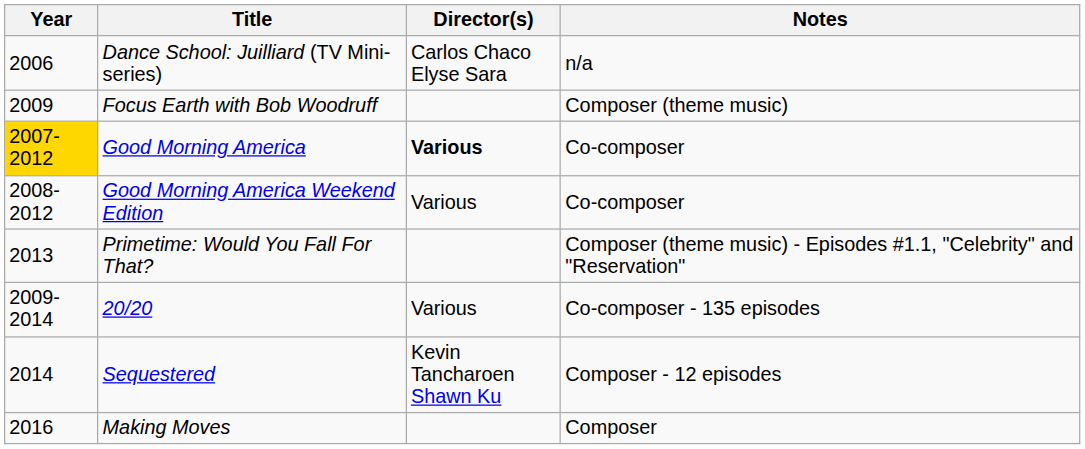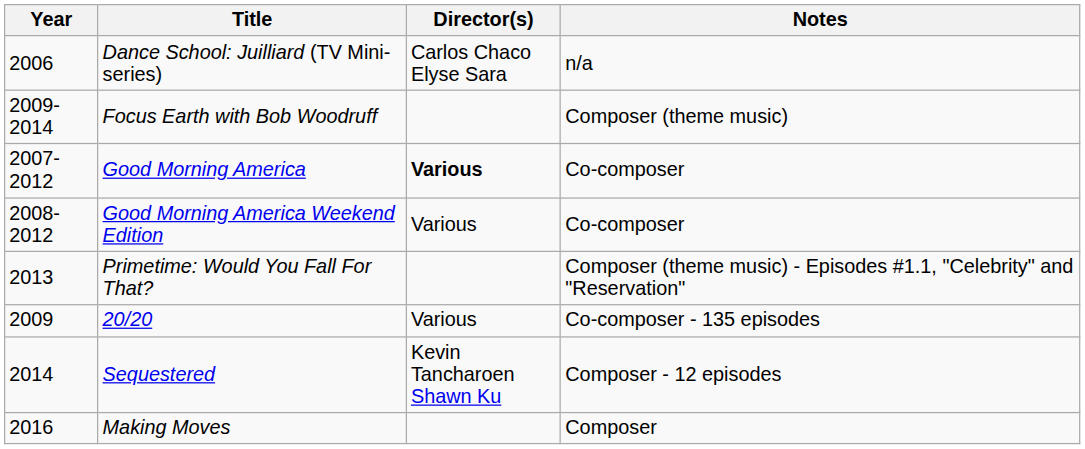(31, 105) 2009 -> (35, 116) 2009-2014
(35, 148) gold background -> (35, 170) no background
(35, 309) 2009-2014 -> (31, 320) 2009
